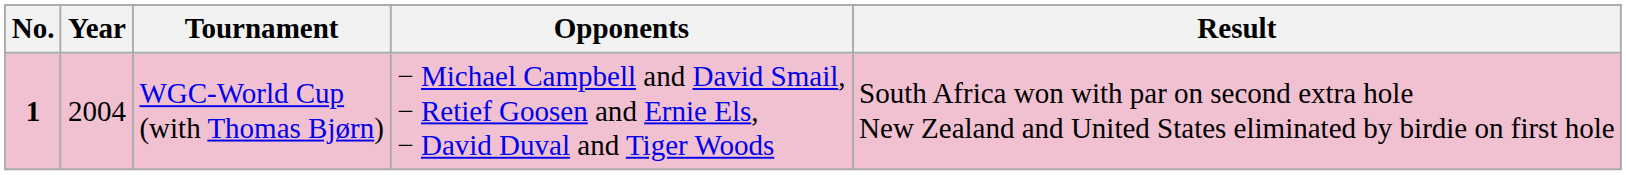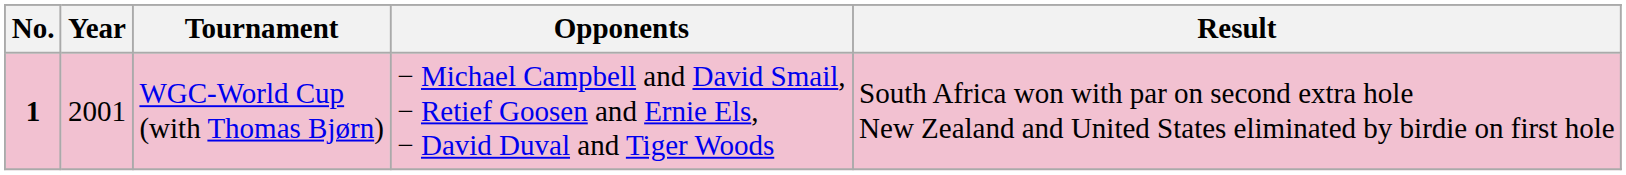(97, 110) 2004 -> (97, 110) 2001
